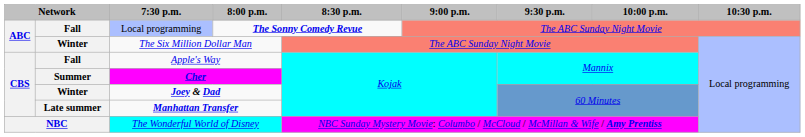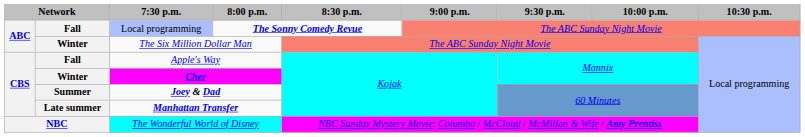(72, 76) Summer -> (72, 76) Winter
(72, 92) Winter -> (72, 92) Summer
